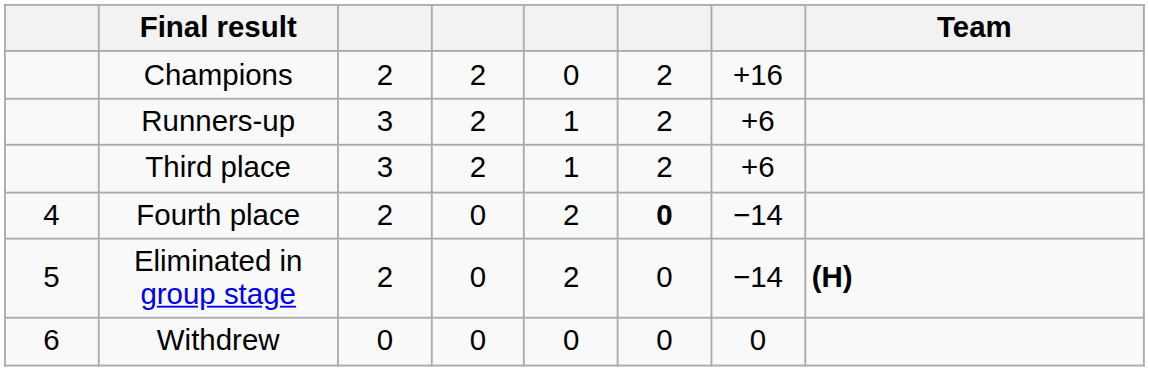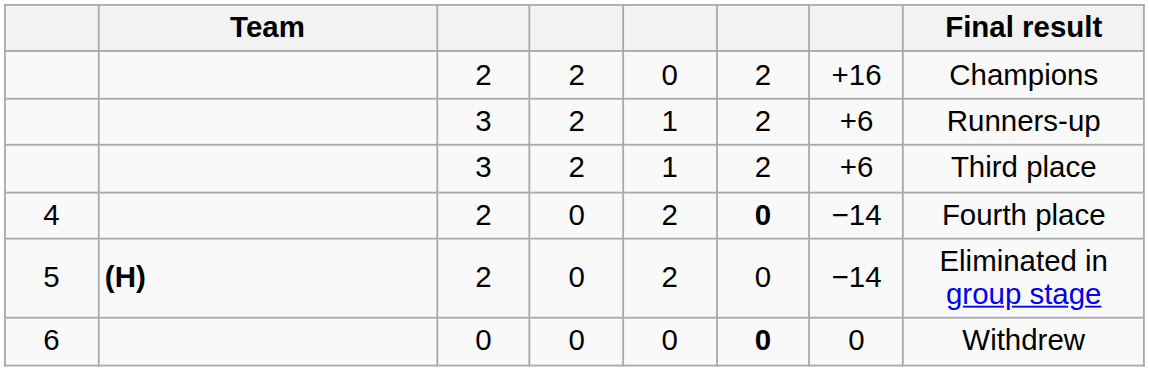columns swapped: (974, 27) <-> (218, 27)
(664, 341) normal -> (763, 341) bold
